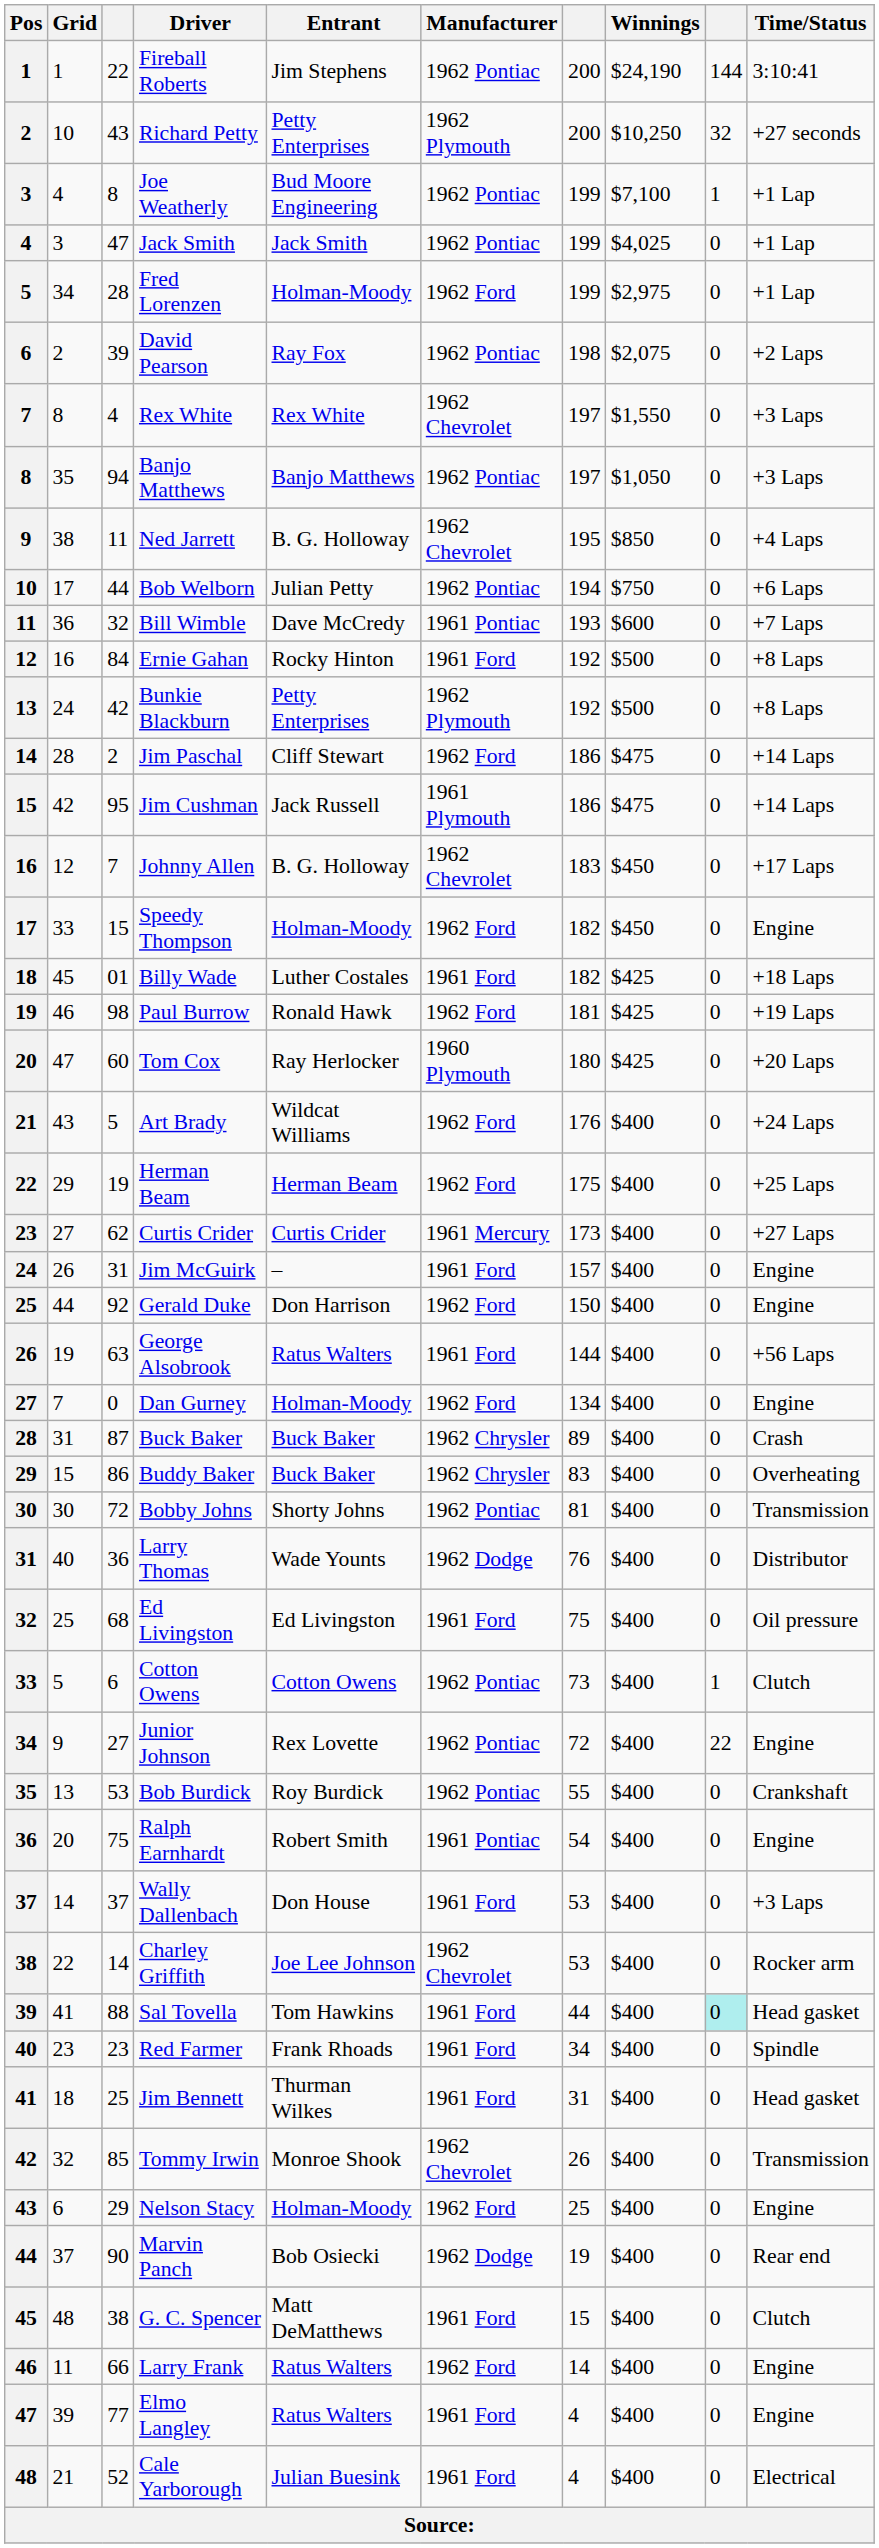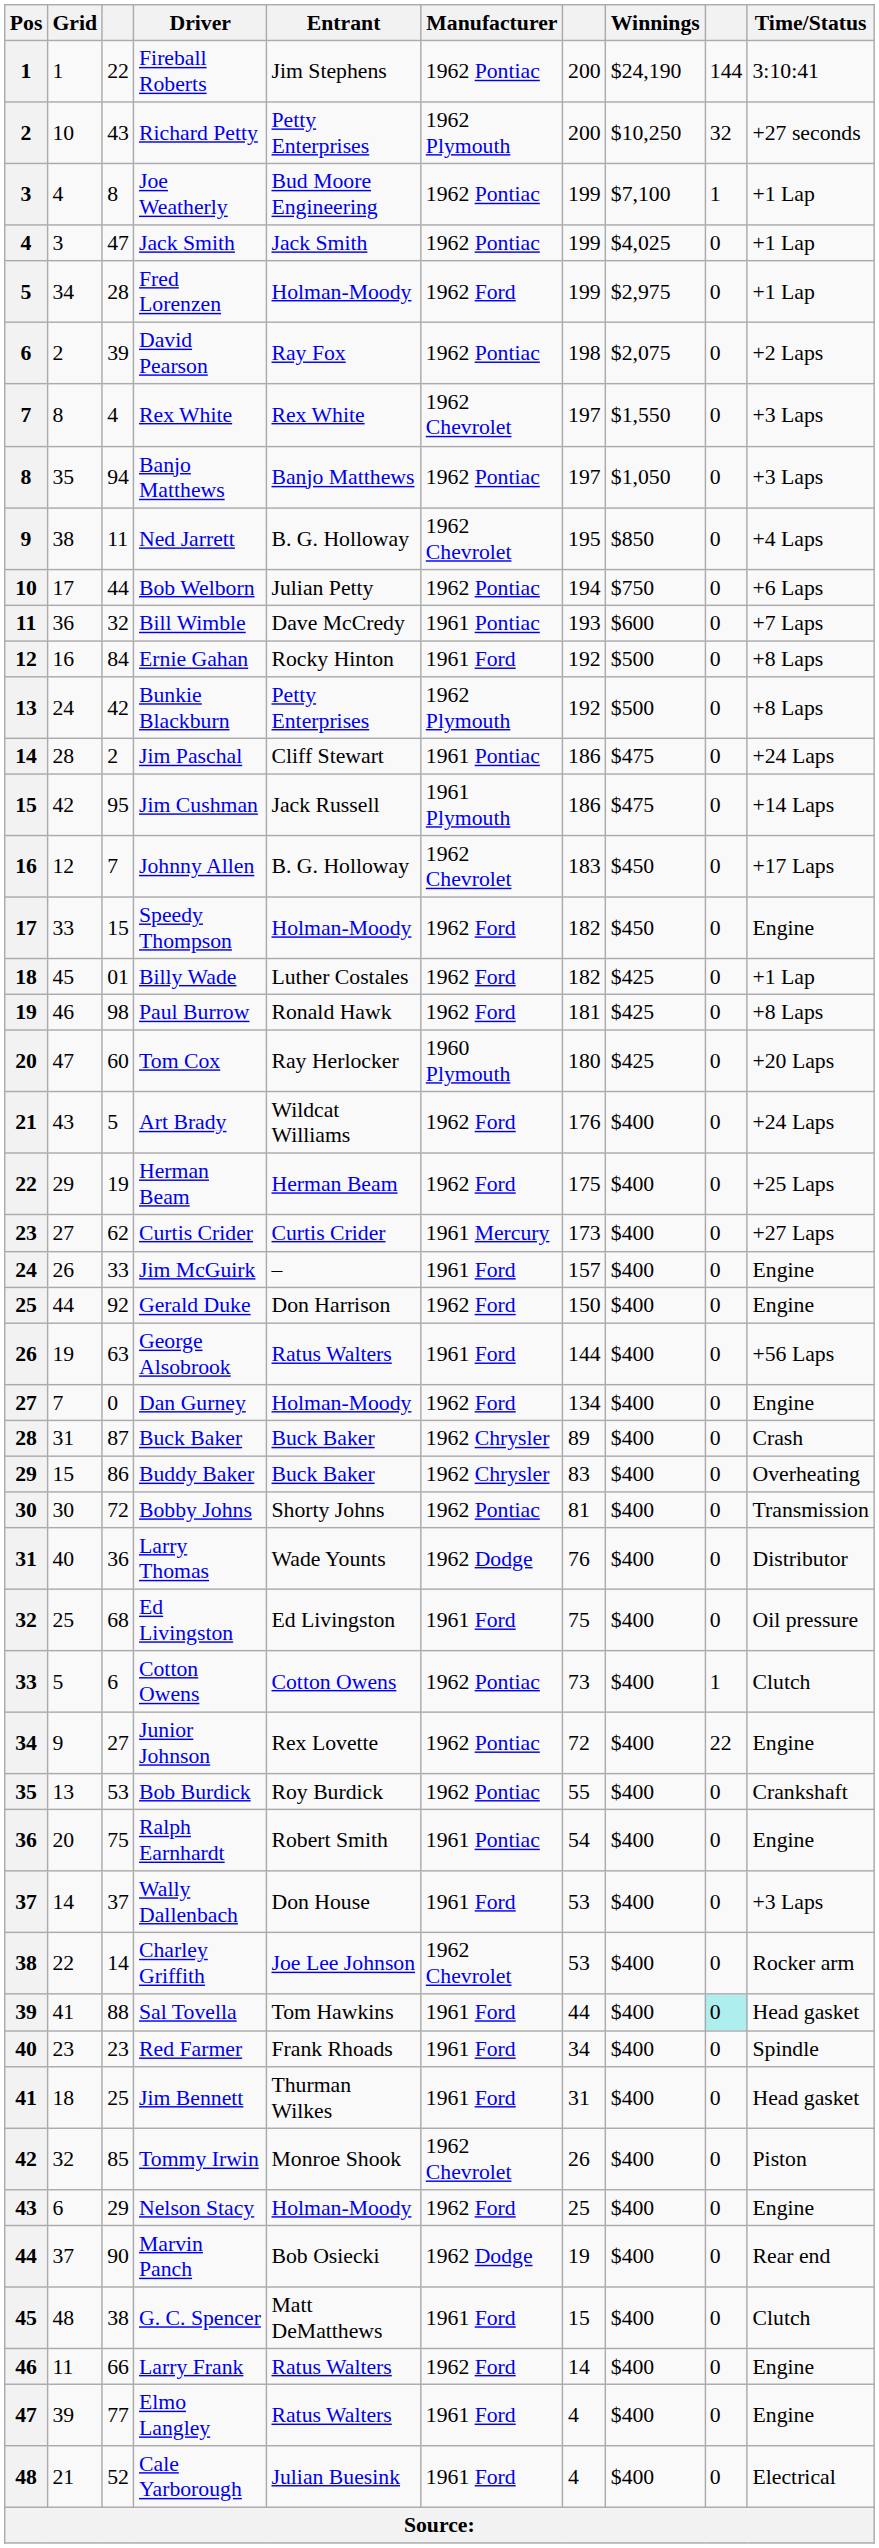(471, 756) 1962 Ford -> (483, 756) 1961 Pontiac
(793, 756) +14 Laps -> (793, 756) +24 Laps
(471, 976) 1961 Ford -> (471, 976) 1962 Ford
(793, 976) +18 Laps -> (784, 976) +1 Lap
(793, 1012) +19 Laps -> (788, 1012) +8 Laps
(118, 1268) 31 -> (118, 1268) 33
(811, 2158) Transmission -> (780, 2158) Piston
